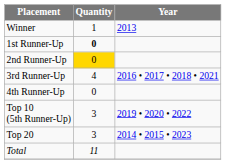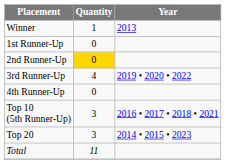(94, 44) bold -> (94, 44) normal
(168, 76) 2016 • 2017 • 2018 • 2021 -> (154, 76) 2019 • 2020 • 2022
(154, 114) 2019 • 2020 • 2022 -> (168, 114) 2016 • 2017 • 2018 • 2021
